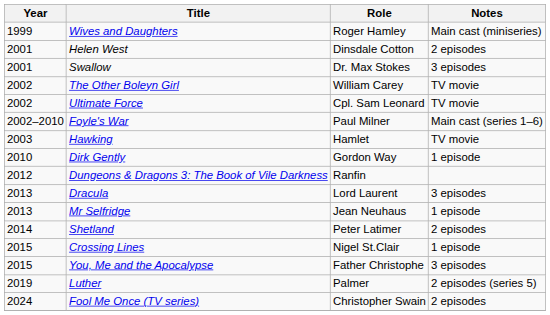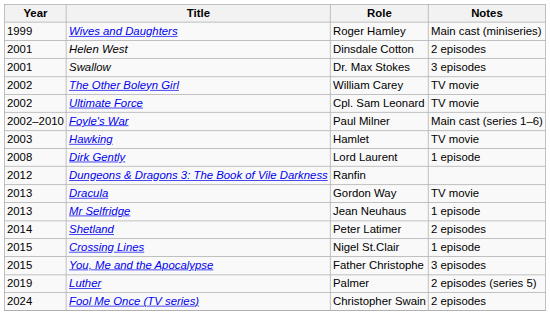(20, 157) 2010 -> (20, 157) 2008
(365, 157) Gordon Way -> (365, 157) Lord Laurent
(365, 193) Lord Laurent -> (365, 193) Gordon Way
(459, 193) 3 episodes -> (455, 193) TV movie
